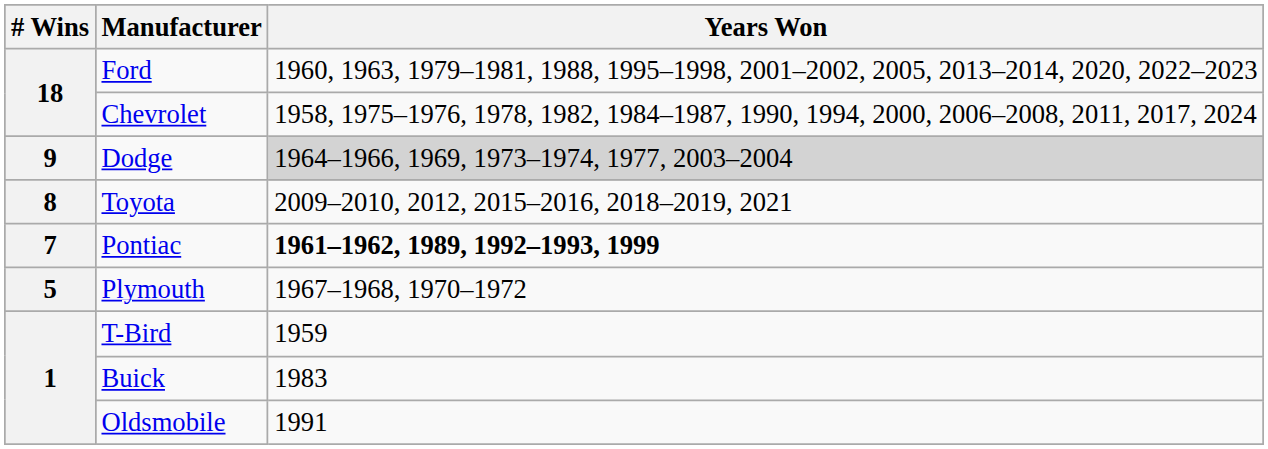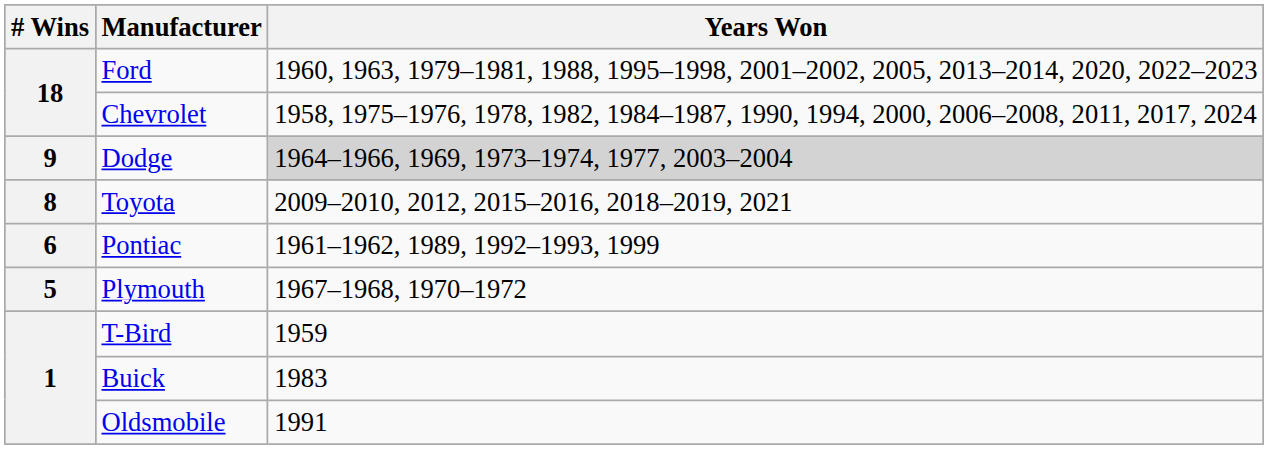(50, 245) 7 -> (50, 245) 6
(467, 245) bold -> (467, 245) normal
